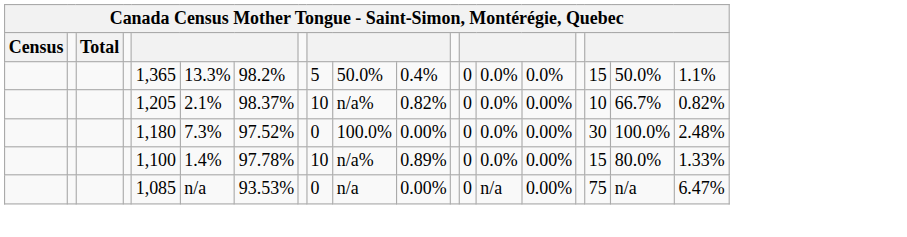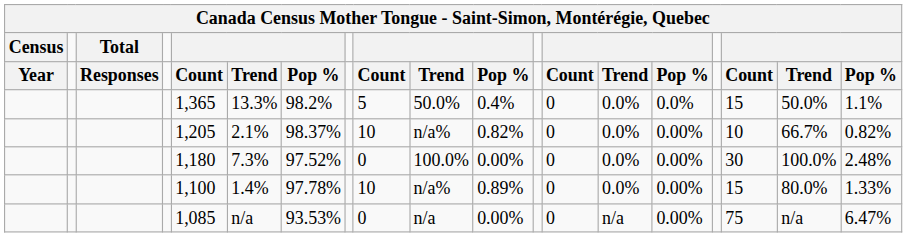+ row: (36, 75)
